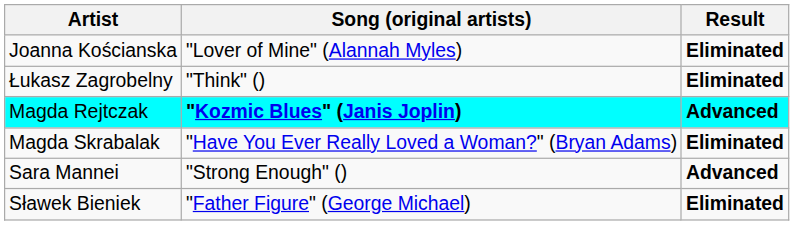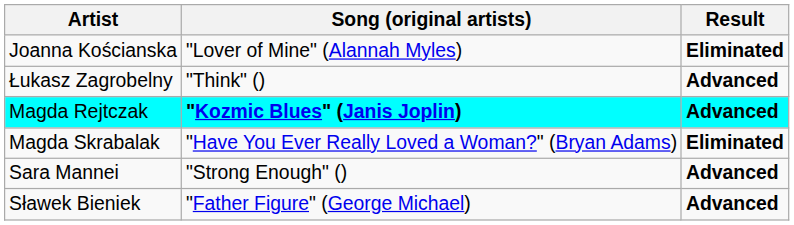(735, 81) Eliminated -> (732, 81) Advanced
(735, 204) Eliminated -> (732, 204) Advanced
